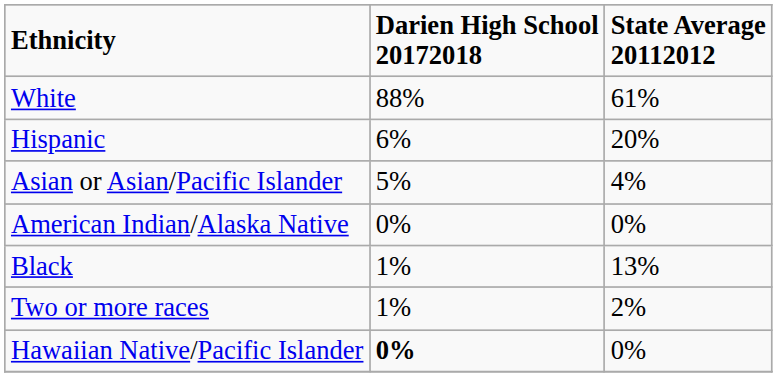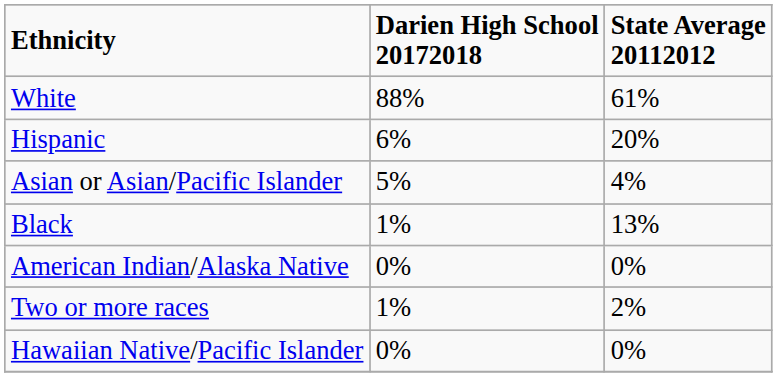rows swapped: (42, 266) <-> (180, 223)
(396, 350) bold -> (393, 350) normal
